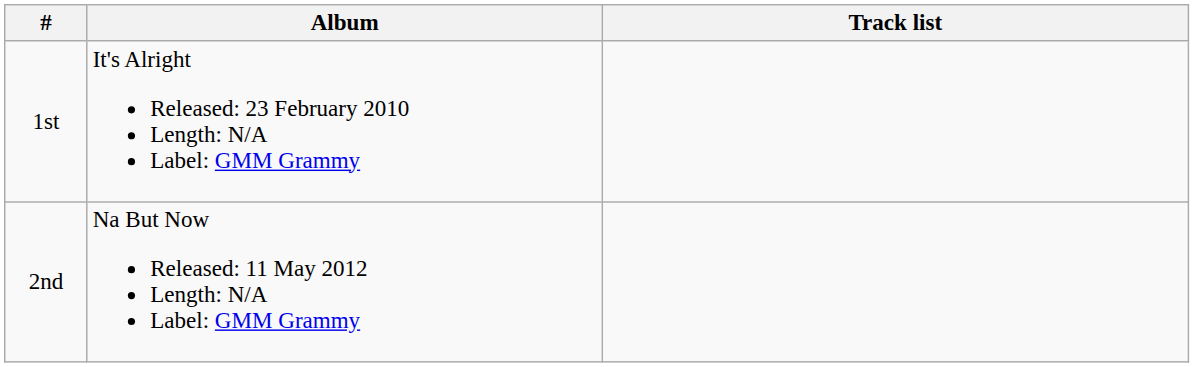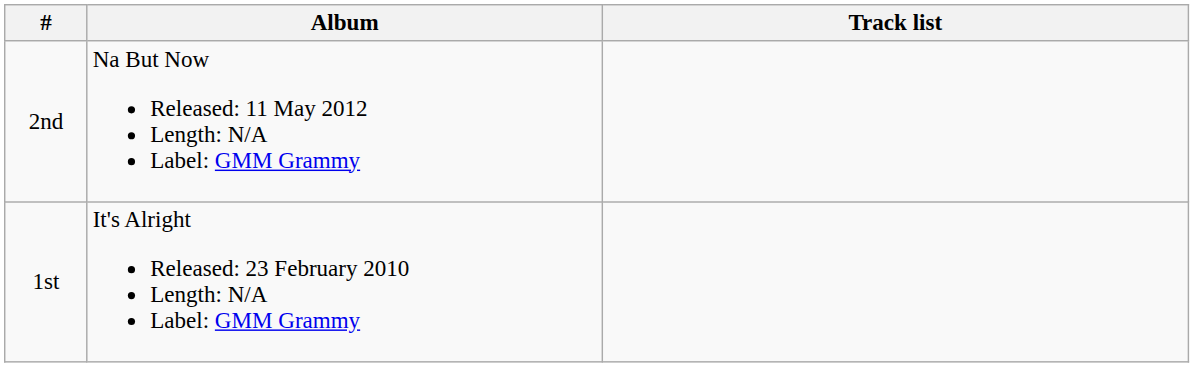rows swapped: (46, 121) <-> (46, 281)
